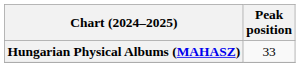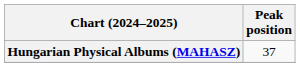(269, 51) 33 -> (269, 51) 37
